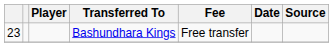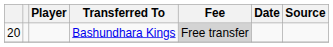(14, 32) 23 -> (14, 32) 20
(215, 32) no background -> (215, 32) lightgrey background
